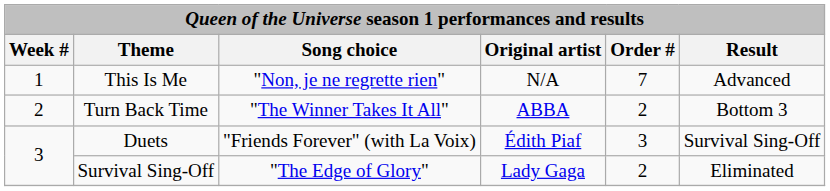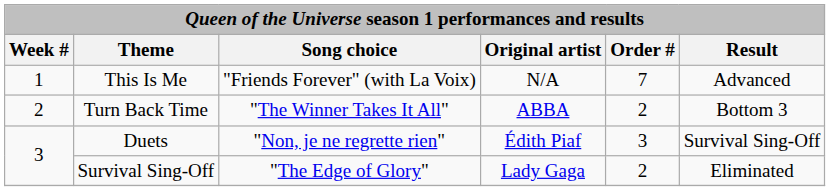(349, 79) "Non, je ne regrette rien" -> (349, 79) "Friends Forever" (with La Voix)
(349, 140) "Friends Forever" (with La Voix) -> (349, 140) "Non, je ne regrette rien"
